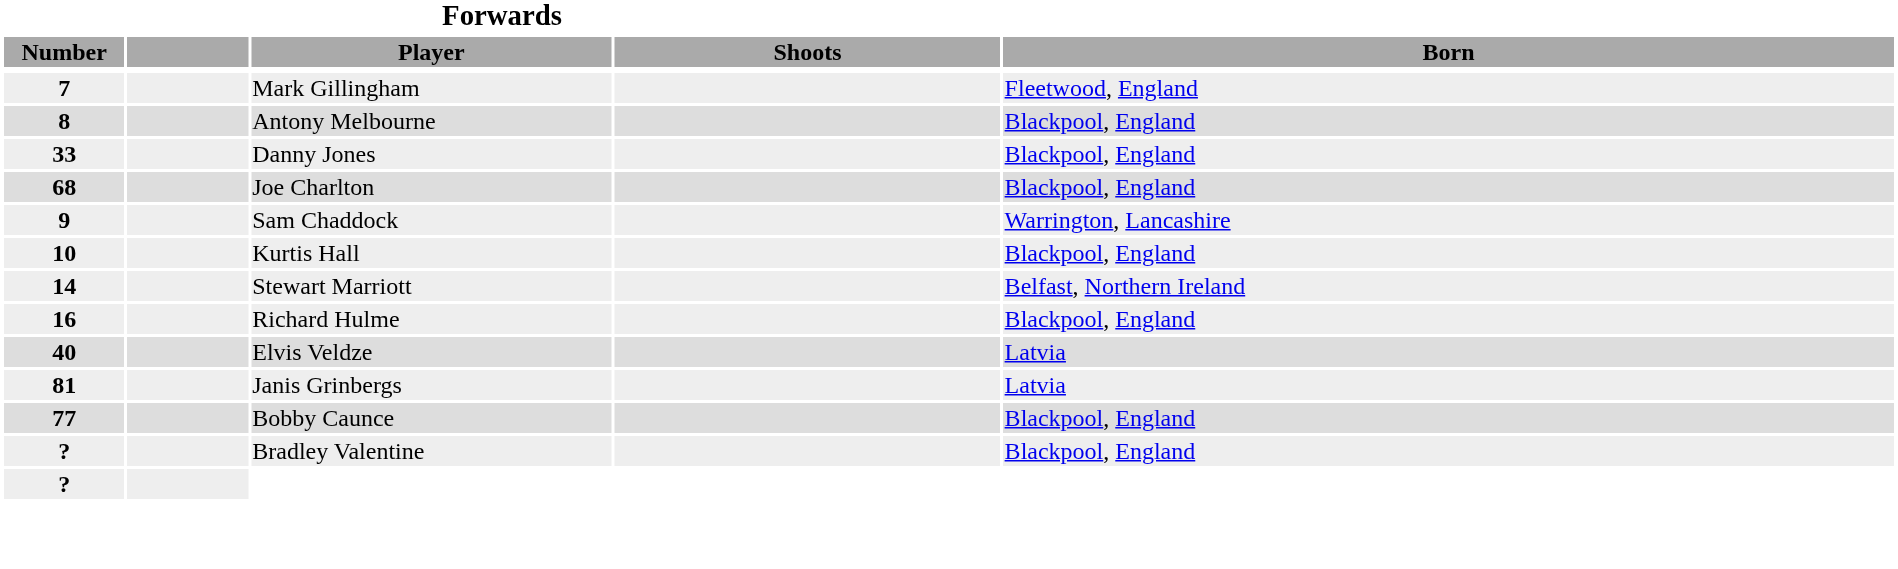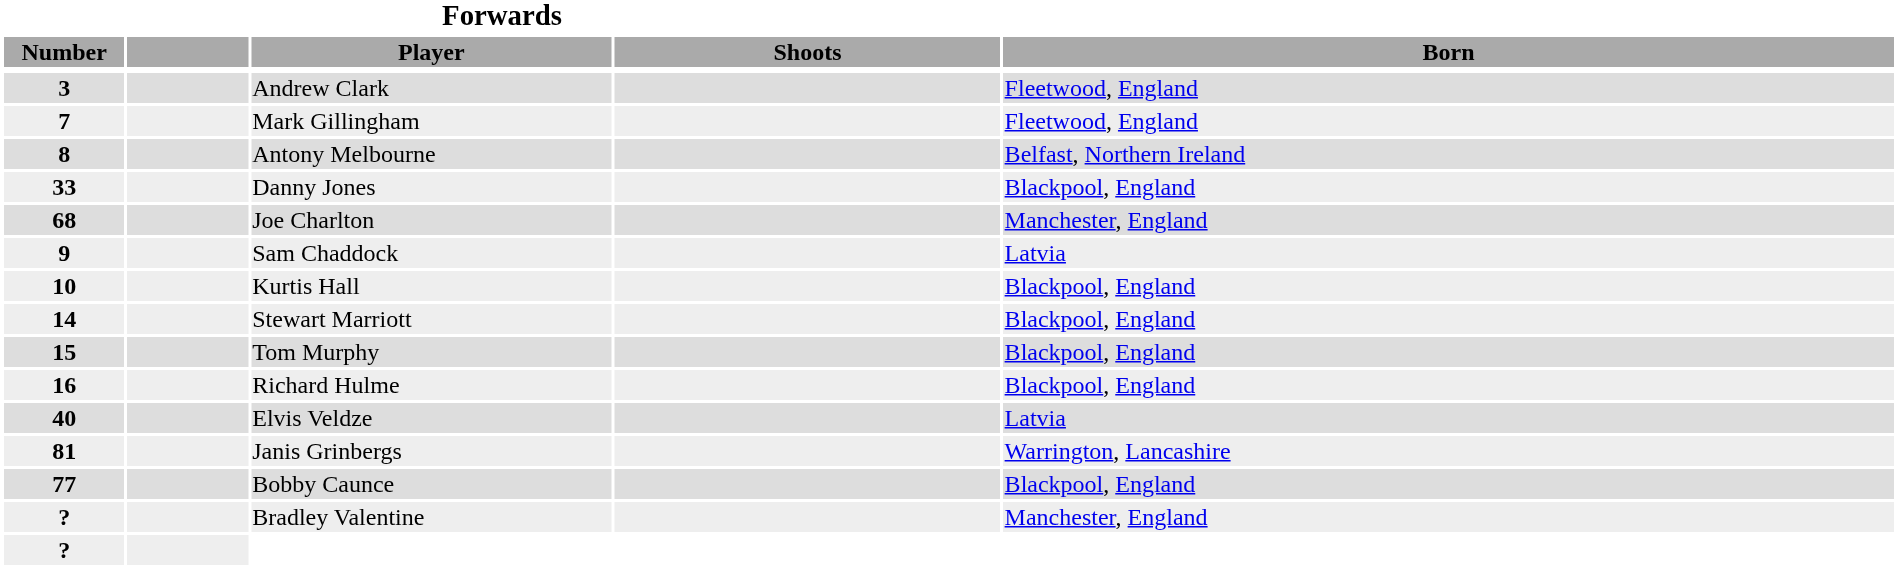+ row: (64, 87)
(1100, 120) Blackpool, England -> (1125, 153) Belfast, Northern Ireland
(1100, 186) Blackpool, England -> (1106, 219) Manchester, England
(1118, 219) Warrington, Lancashire -> (1035, 252) Latvia
(1125, 285) Belfast, Northern Ireland -> (1100, 318) Blackpool, England
+ row: (64, 351)
(1035, 384) Latvia -> (1118, 450) Warrington, Lancashire
(1100, 450) Blackpool, England -> (1106, 516) Manchester, England
